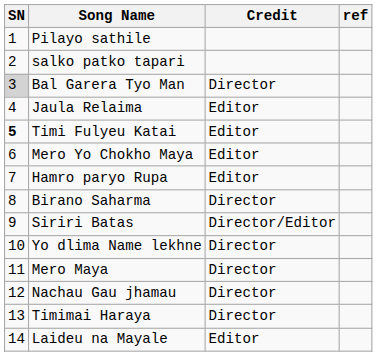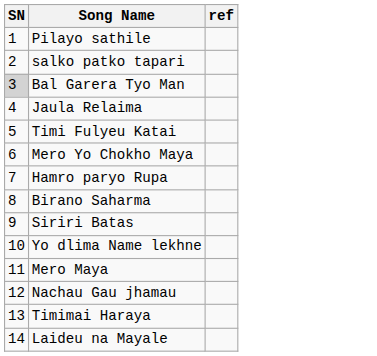- column: (272, 16)
(12, 132) bold -> (12, 132) normal
